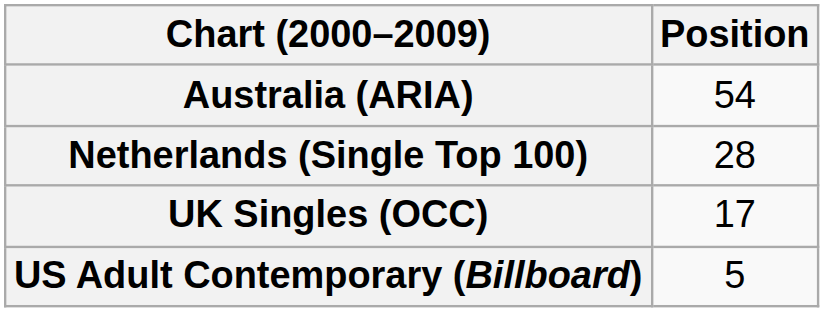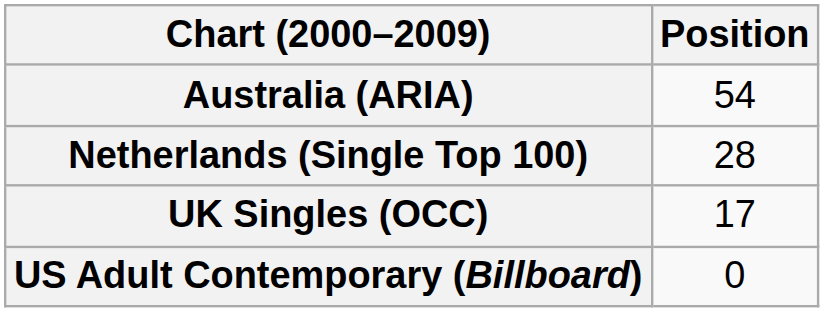(735, 275) 5 -> (735, 275) 0
